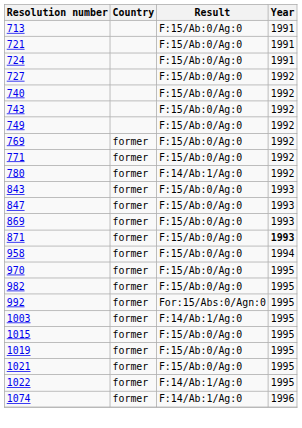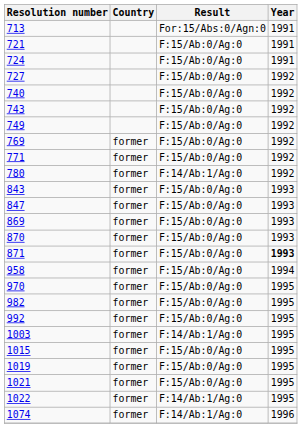(201, 29) F:15/Ab:0/Ag:0 -> (212, 29) For:15/Abs:0/Agn:0
+ row: (16, 238)
(212, 302) For:15/Abs:0/Agn:0 -> (201, 318) F:15/Ab:0/Ag:0
